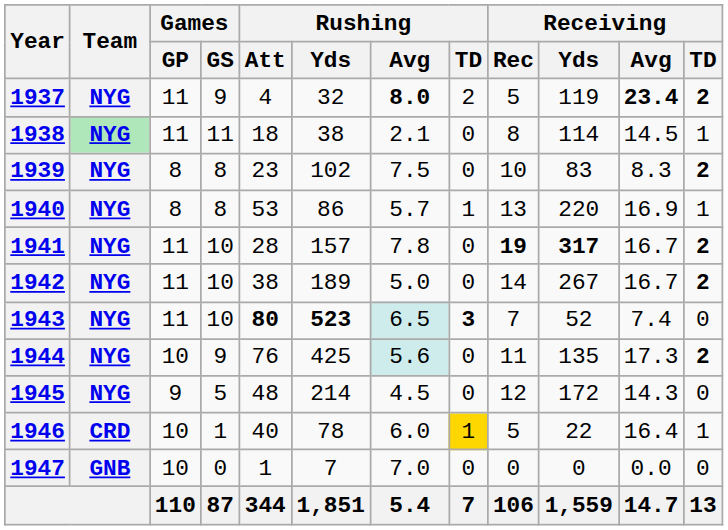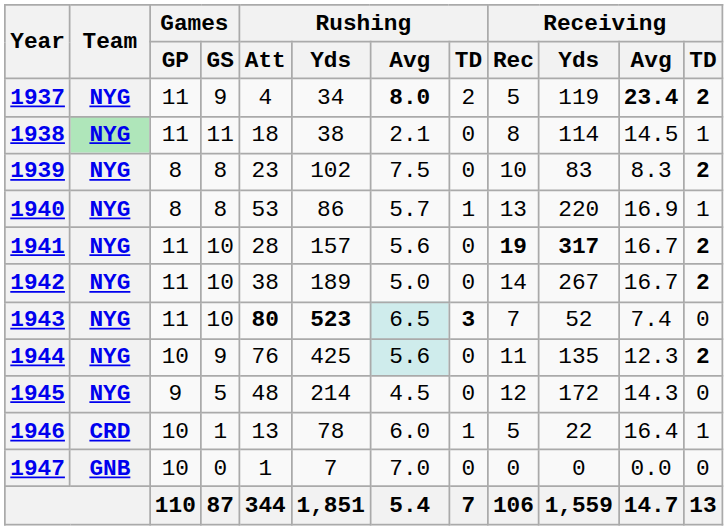(331, 98) 32 -> (331, 98) 34
(410, 246) 7.8 -> (410, 246) 5.6
(651, 357) 17.3 -> (651, 357) 12.3
(265, 431) 40 -> (265, 431) 13
(468, 431) gold background -> (468, 431) no background
